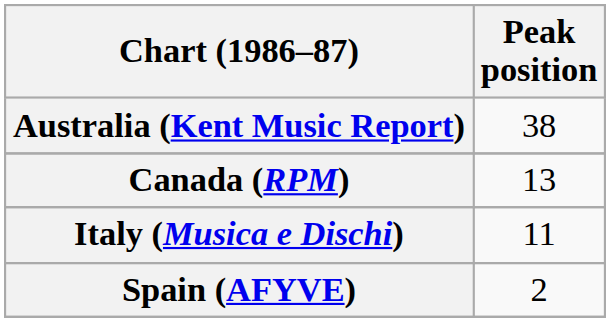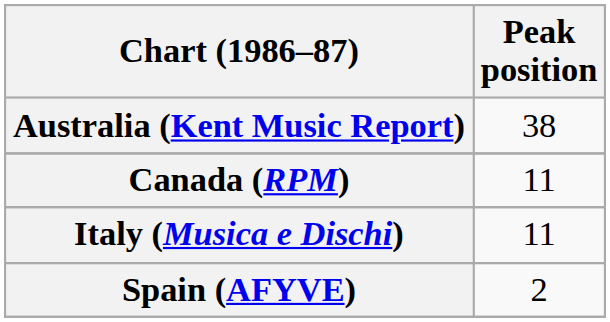(539, 179) 13 -> (539, 179) 11
